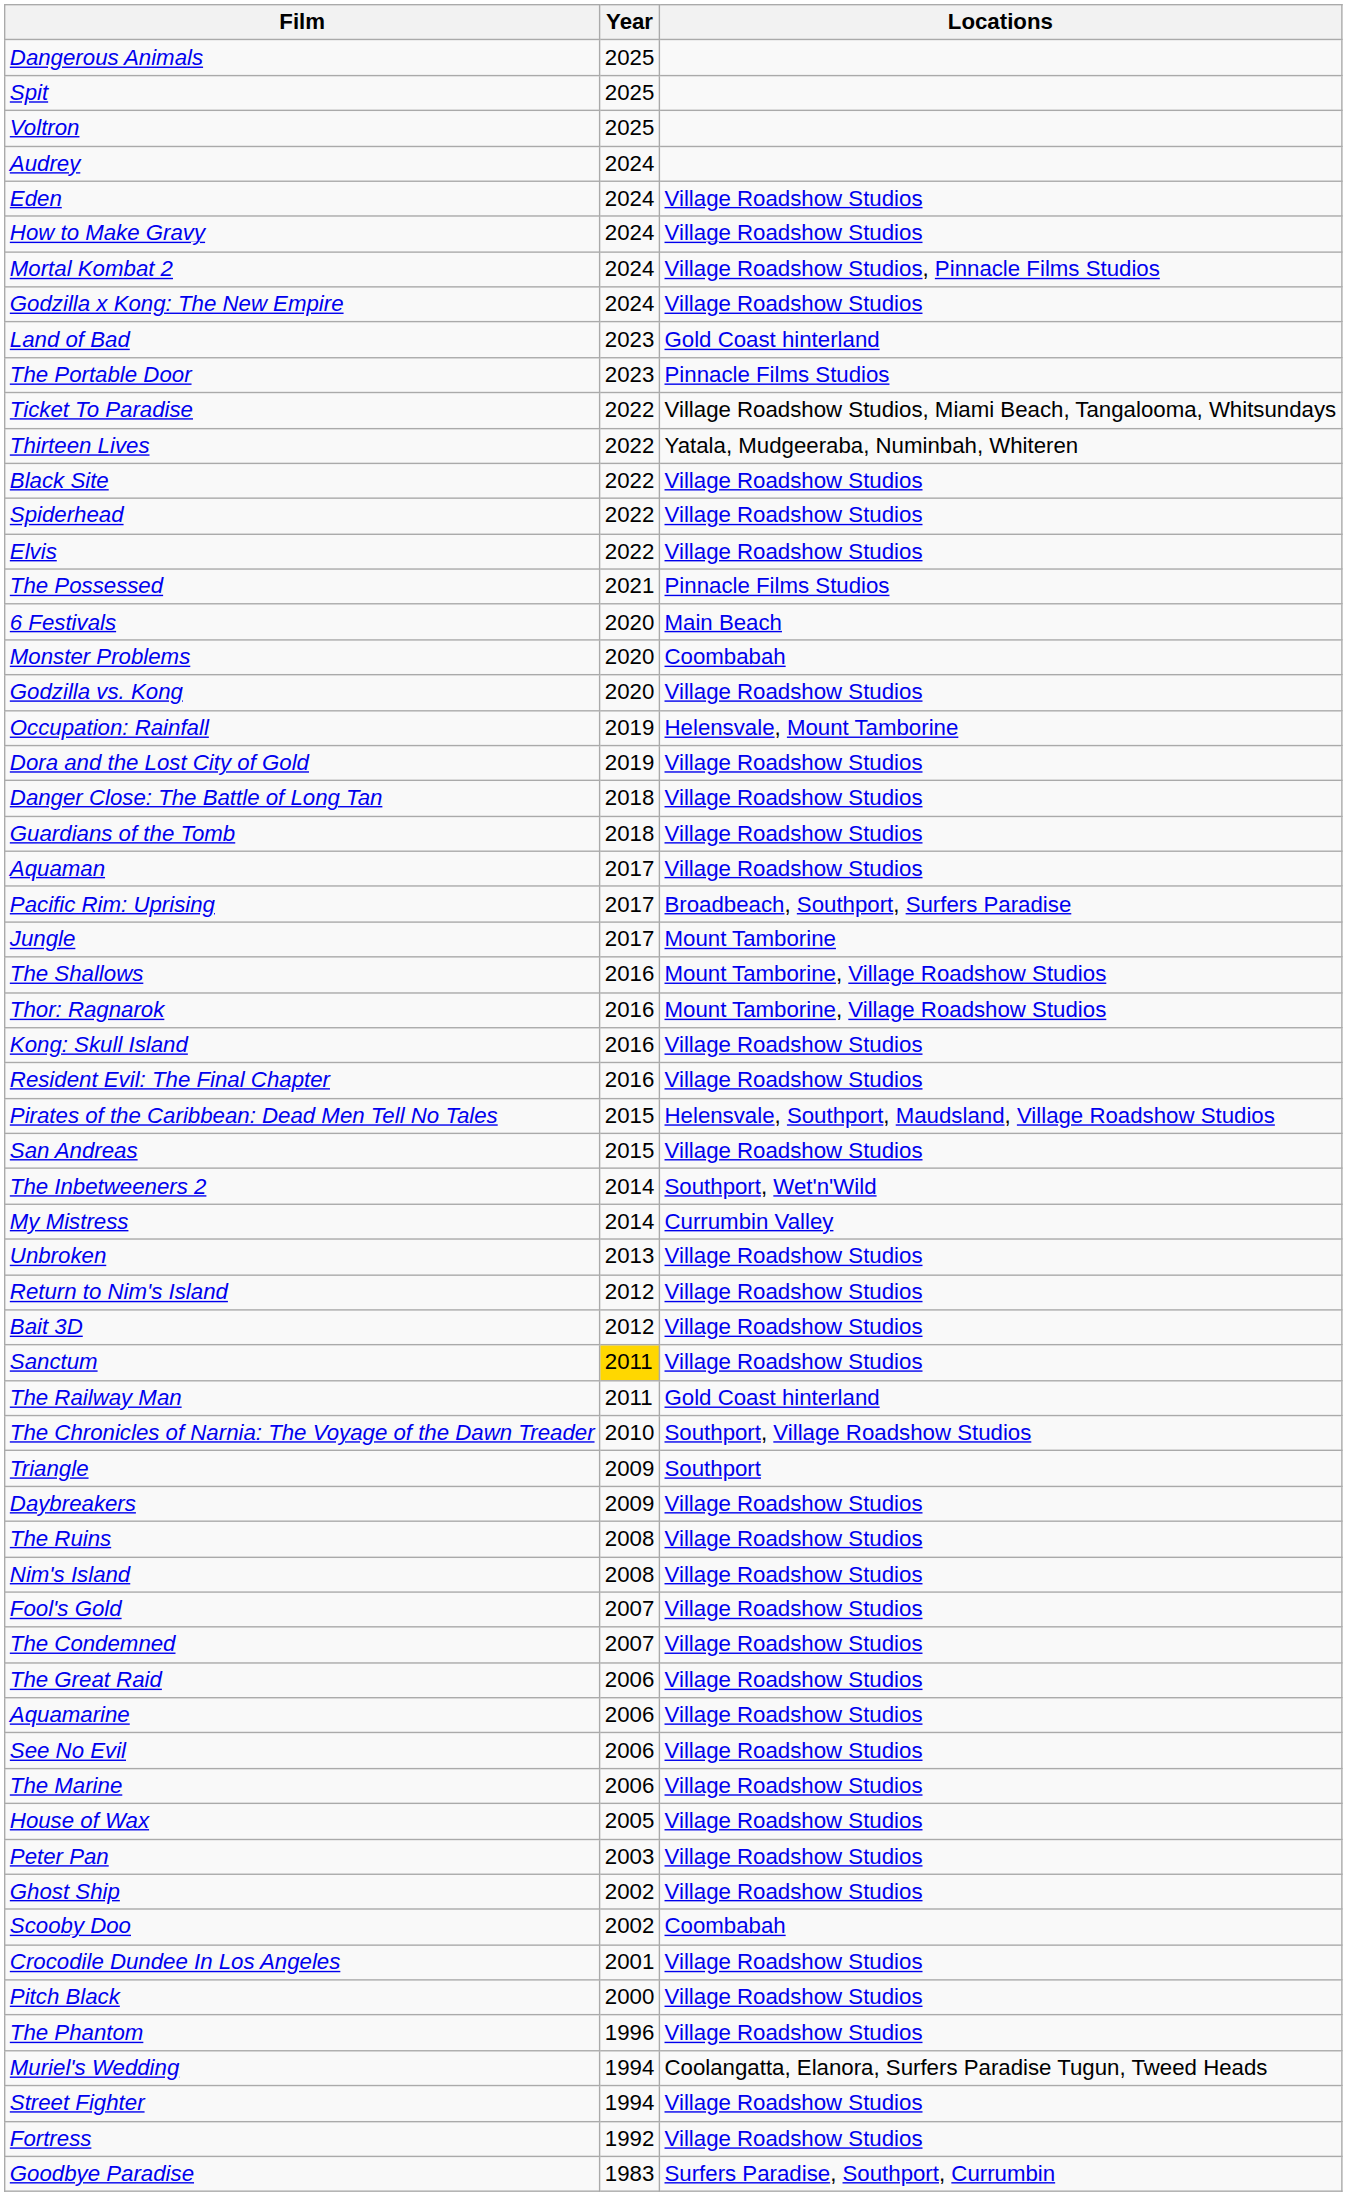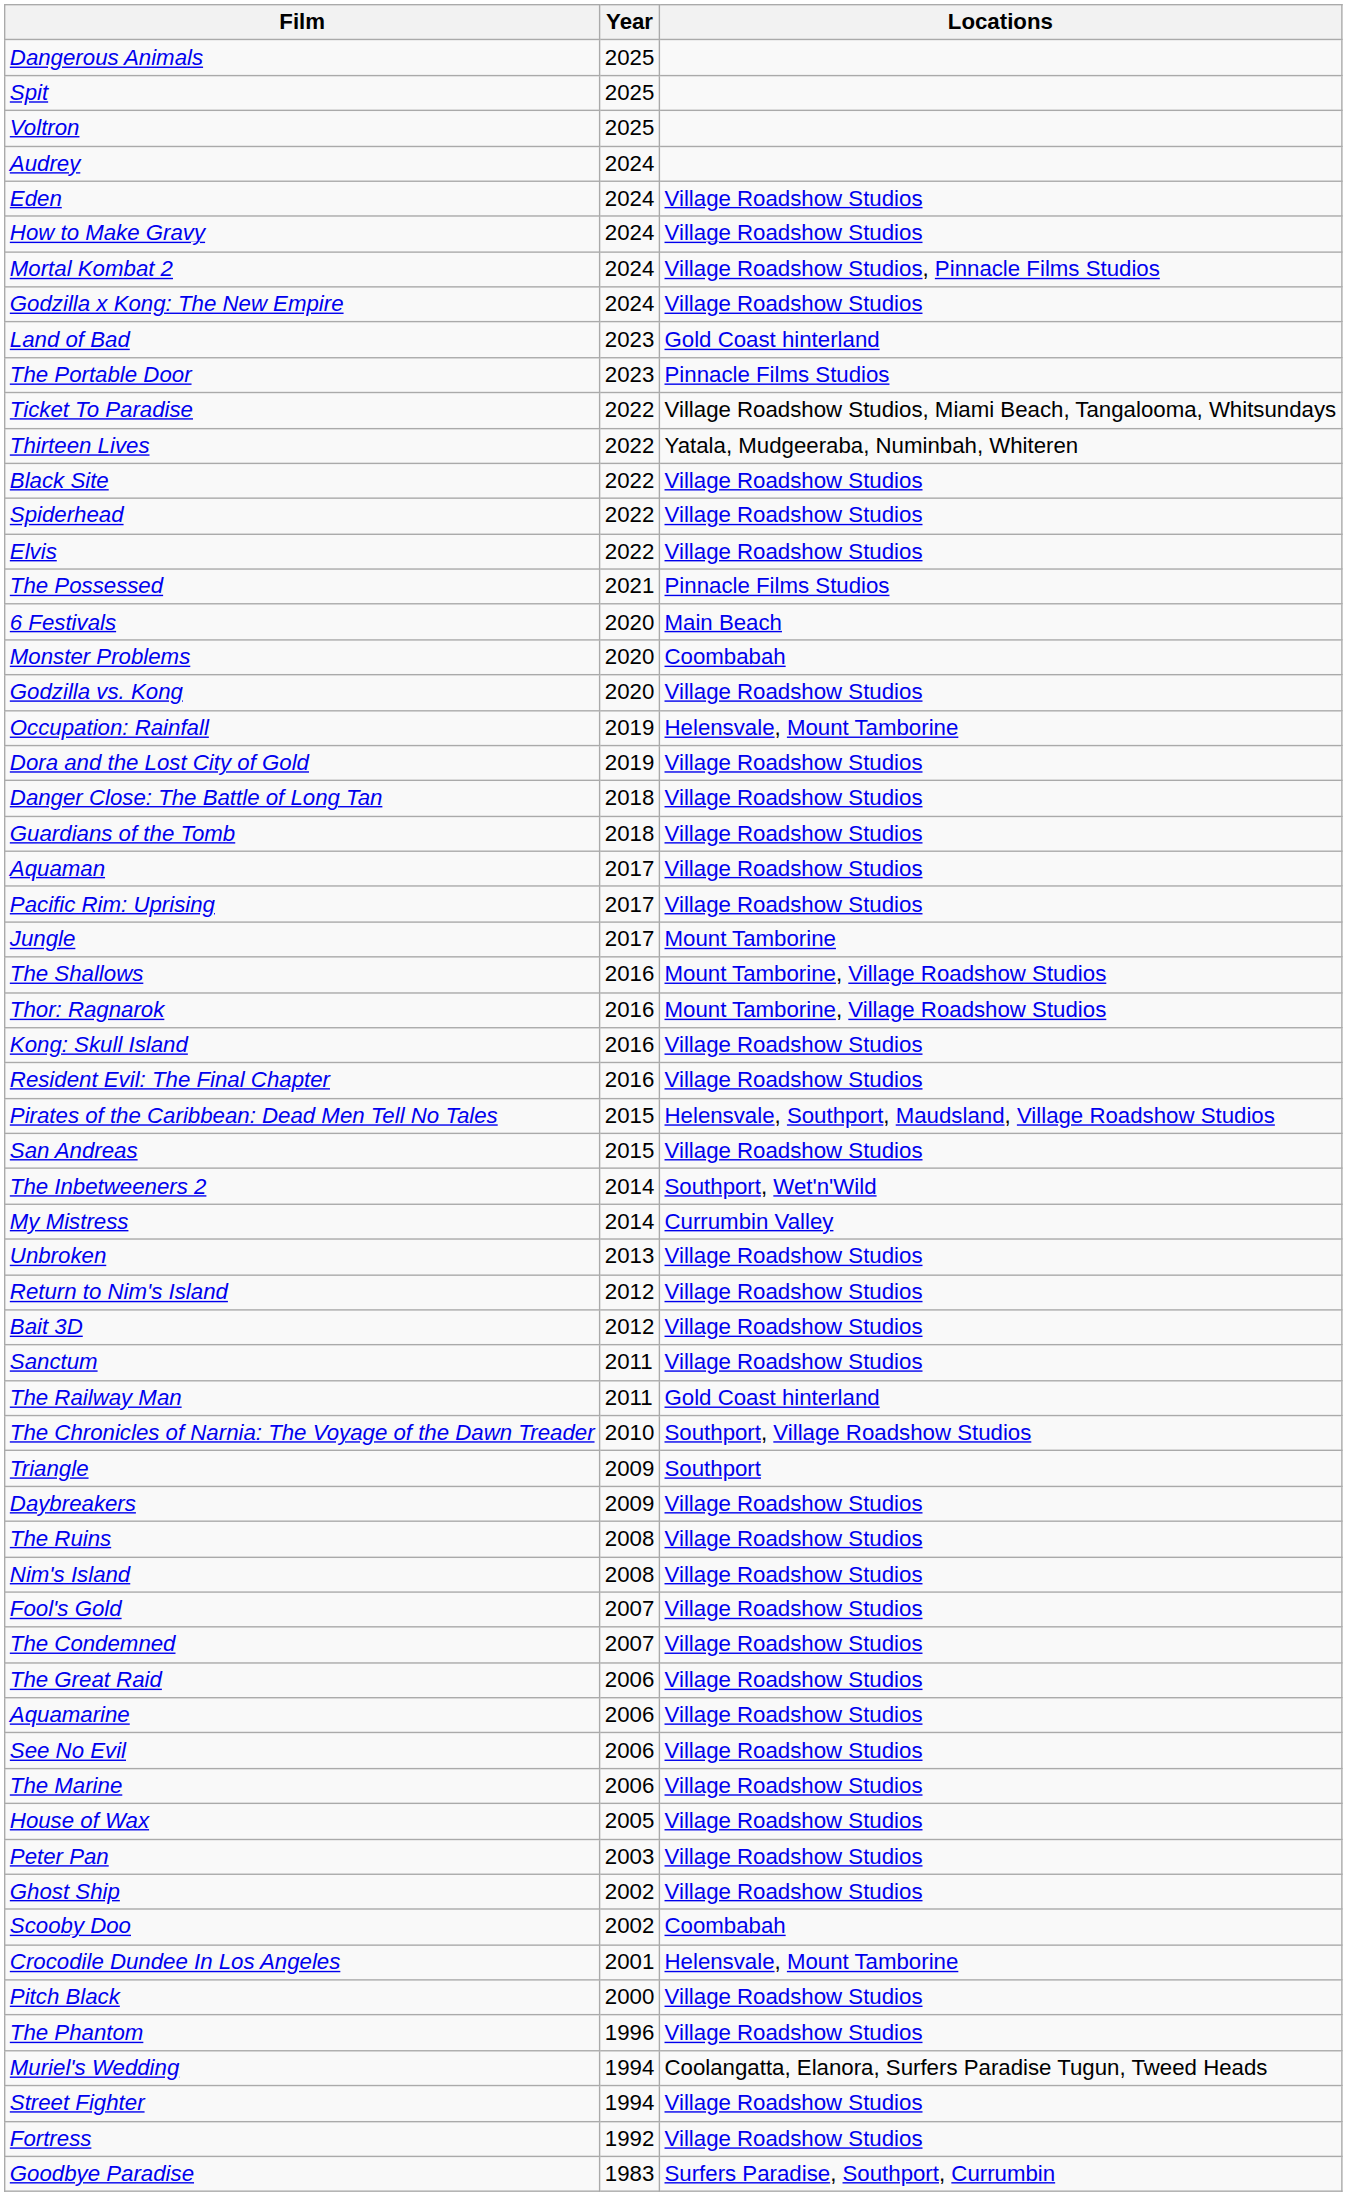(868, 903) Broadbeach, Southport, Surfers Paradise -> (794, 903) Village Roadshow Studios
(629, 1362) gold background -> (629, 1362) no background
(794, 1962) Village Roadshow Studios -> (811, 1962) Helensvale, Mount Tamborine
